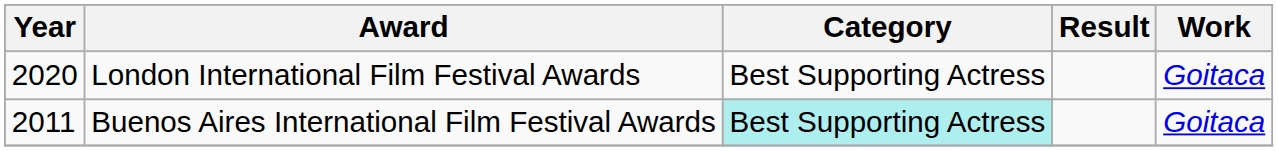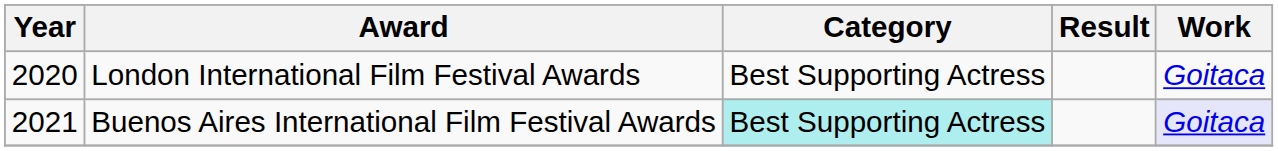(44, 121) 2011 -> (45, 121) 2021
(1214, 121) no background -> (1214, 121) lavender background
